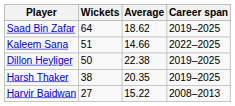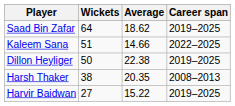(195, 77) 2019–2025 -> (195, 77) 2008–2013
(195, 93) 2008–2013 -> (195, 93) 2019–2025
